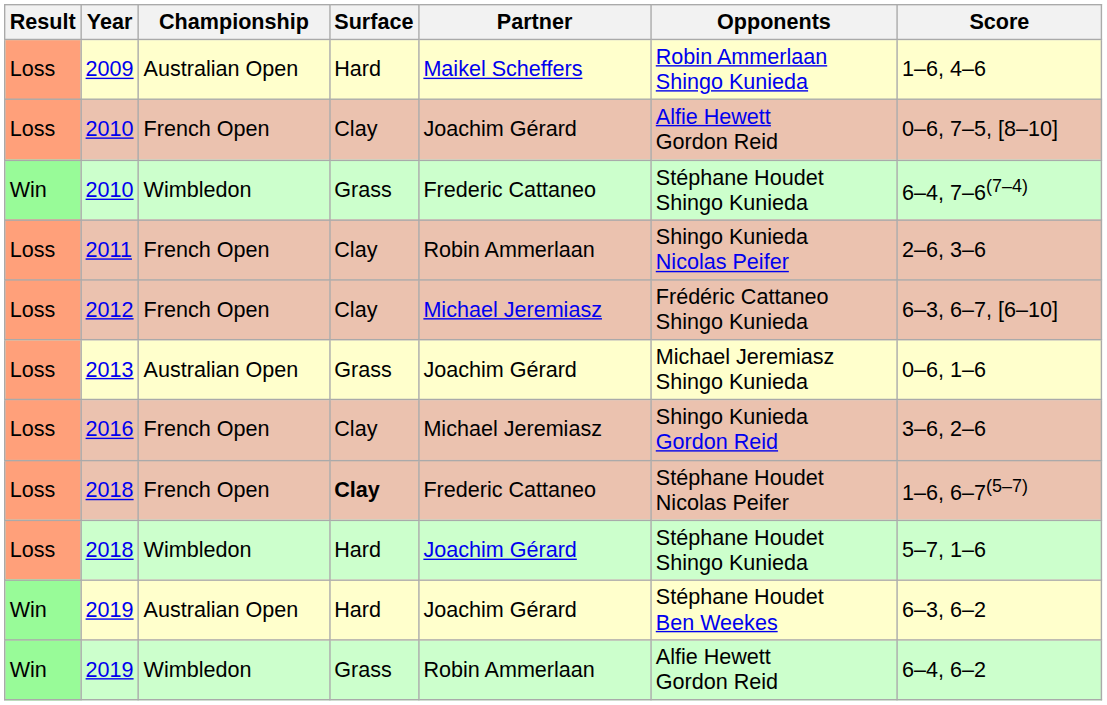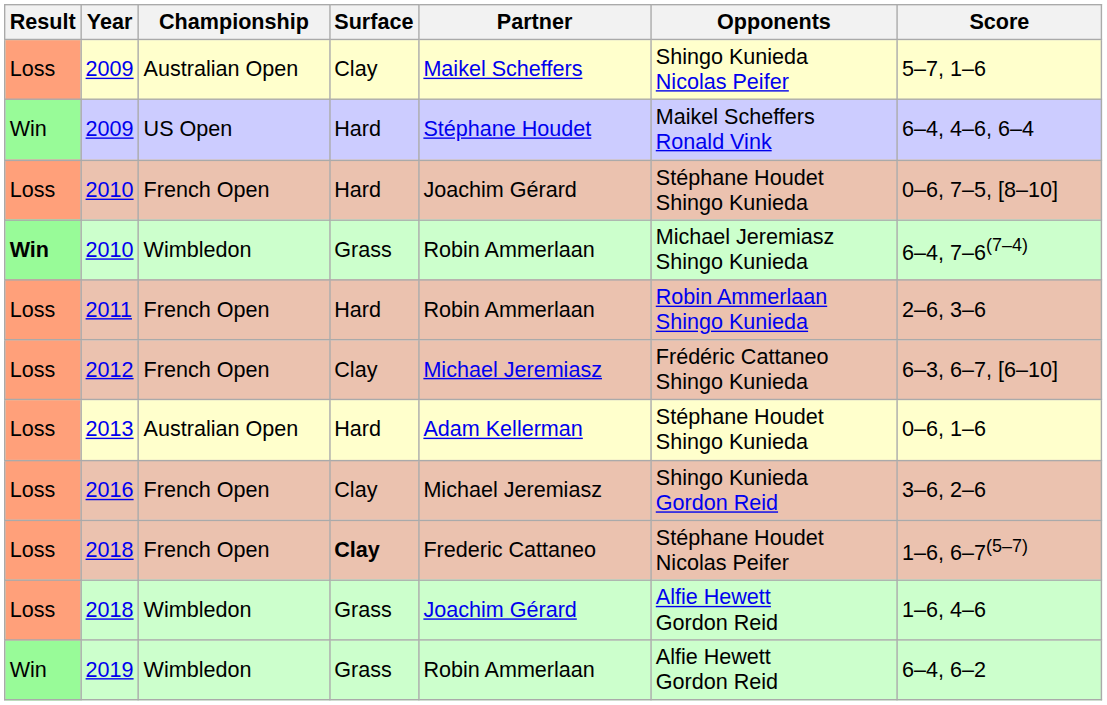(358, 69) Hard -> (356, 69) Clay
(741, 69) Robin Ammerlaan Shingo Kunieda -> (732, 69) Shingo Kunieda Nicolas Peifer
(944, 69) 1–6, 4–6 -> (944, 69) 5–7, 1–6
+ row: (110, 129)
(356, 129) Clay -> (358, 189) Hard
(717, 129) Alfie Hewett Gordon Reid -> (740, 189) Stéphane Houdet Shingo Kunieda
(28, 189) normal -> (29, 249) bold
(510, 189) Frederic Cattaneo -> (509, 249) Robin Ammerlaan
(740, 189) Stéphane Houdet Shingo Kunieda -> (745, 249) Michael Jeremiasz Shingo Kunieda
(356, 249) Clay -> (358, 309) Hard
(732, 249) Shingo Kunieda Nicolas Peifer -> (741, 309) Robin Ammerlaan Shingo Kunieda
(363, 369) Grass -> (358, 429) Hard
(500, 369) Joachim Gérard -> (503, 429) Adam Kellerman
(745, 369) Michael Jeremiasz Shingo Kunieda -> (740, 429) Stéphane Houdet Shingo Kunieda
(358, 549) Hard -> (363, 609) Grass
(740, 549) Stéphane Houdet Shingo Kunieda -> (717, 609) Alfie Hewett Gordon Reid
(944, 549) 5–7, 1–6 -> (944, 609) 1–6, 4–6
- row: (110, 609)
